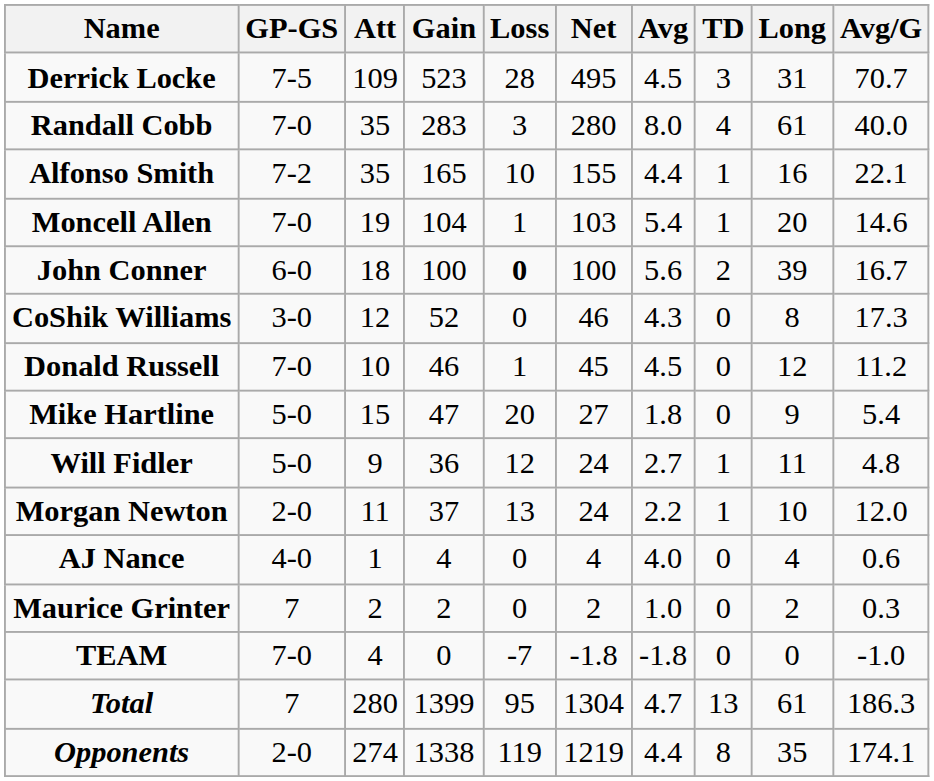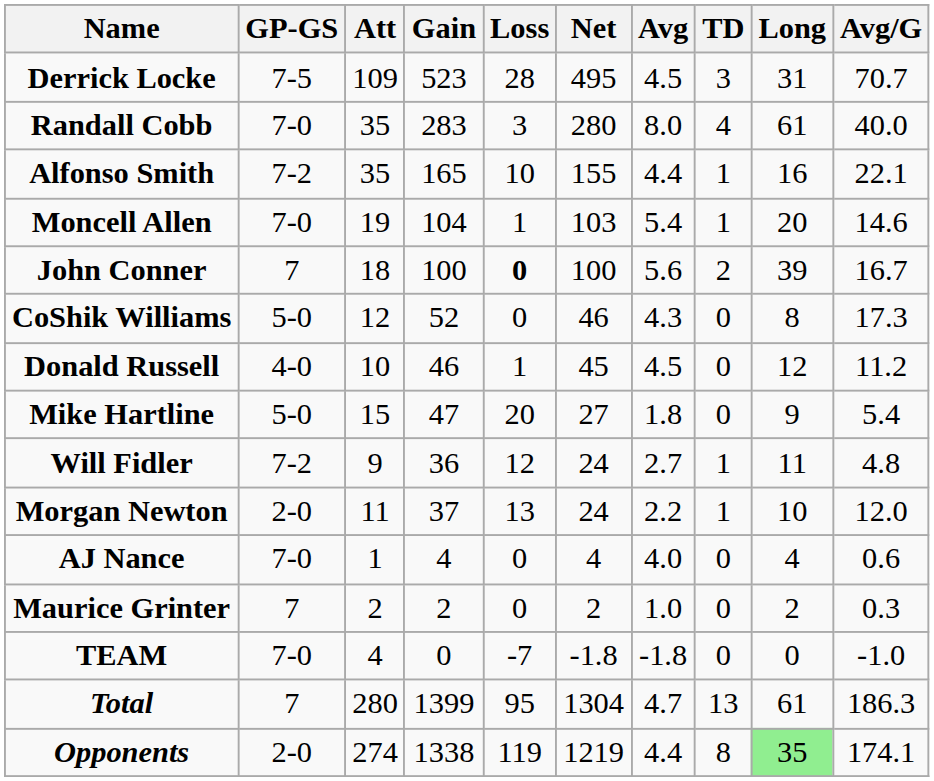(292, 269) 6-0 -> (292, 269) 7
(292, 317) 3-0 -> (292, 317) 5-0
(292, 366) 7-0 -> (292, 366) 4-0
(292, 462) 5-0 -> (292, 462) 7-2
(292, 558) 4-0 -> (292, 558) 7-0
(792, 751) no background -> (792, 751) lightgreen background
